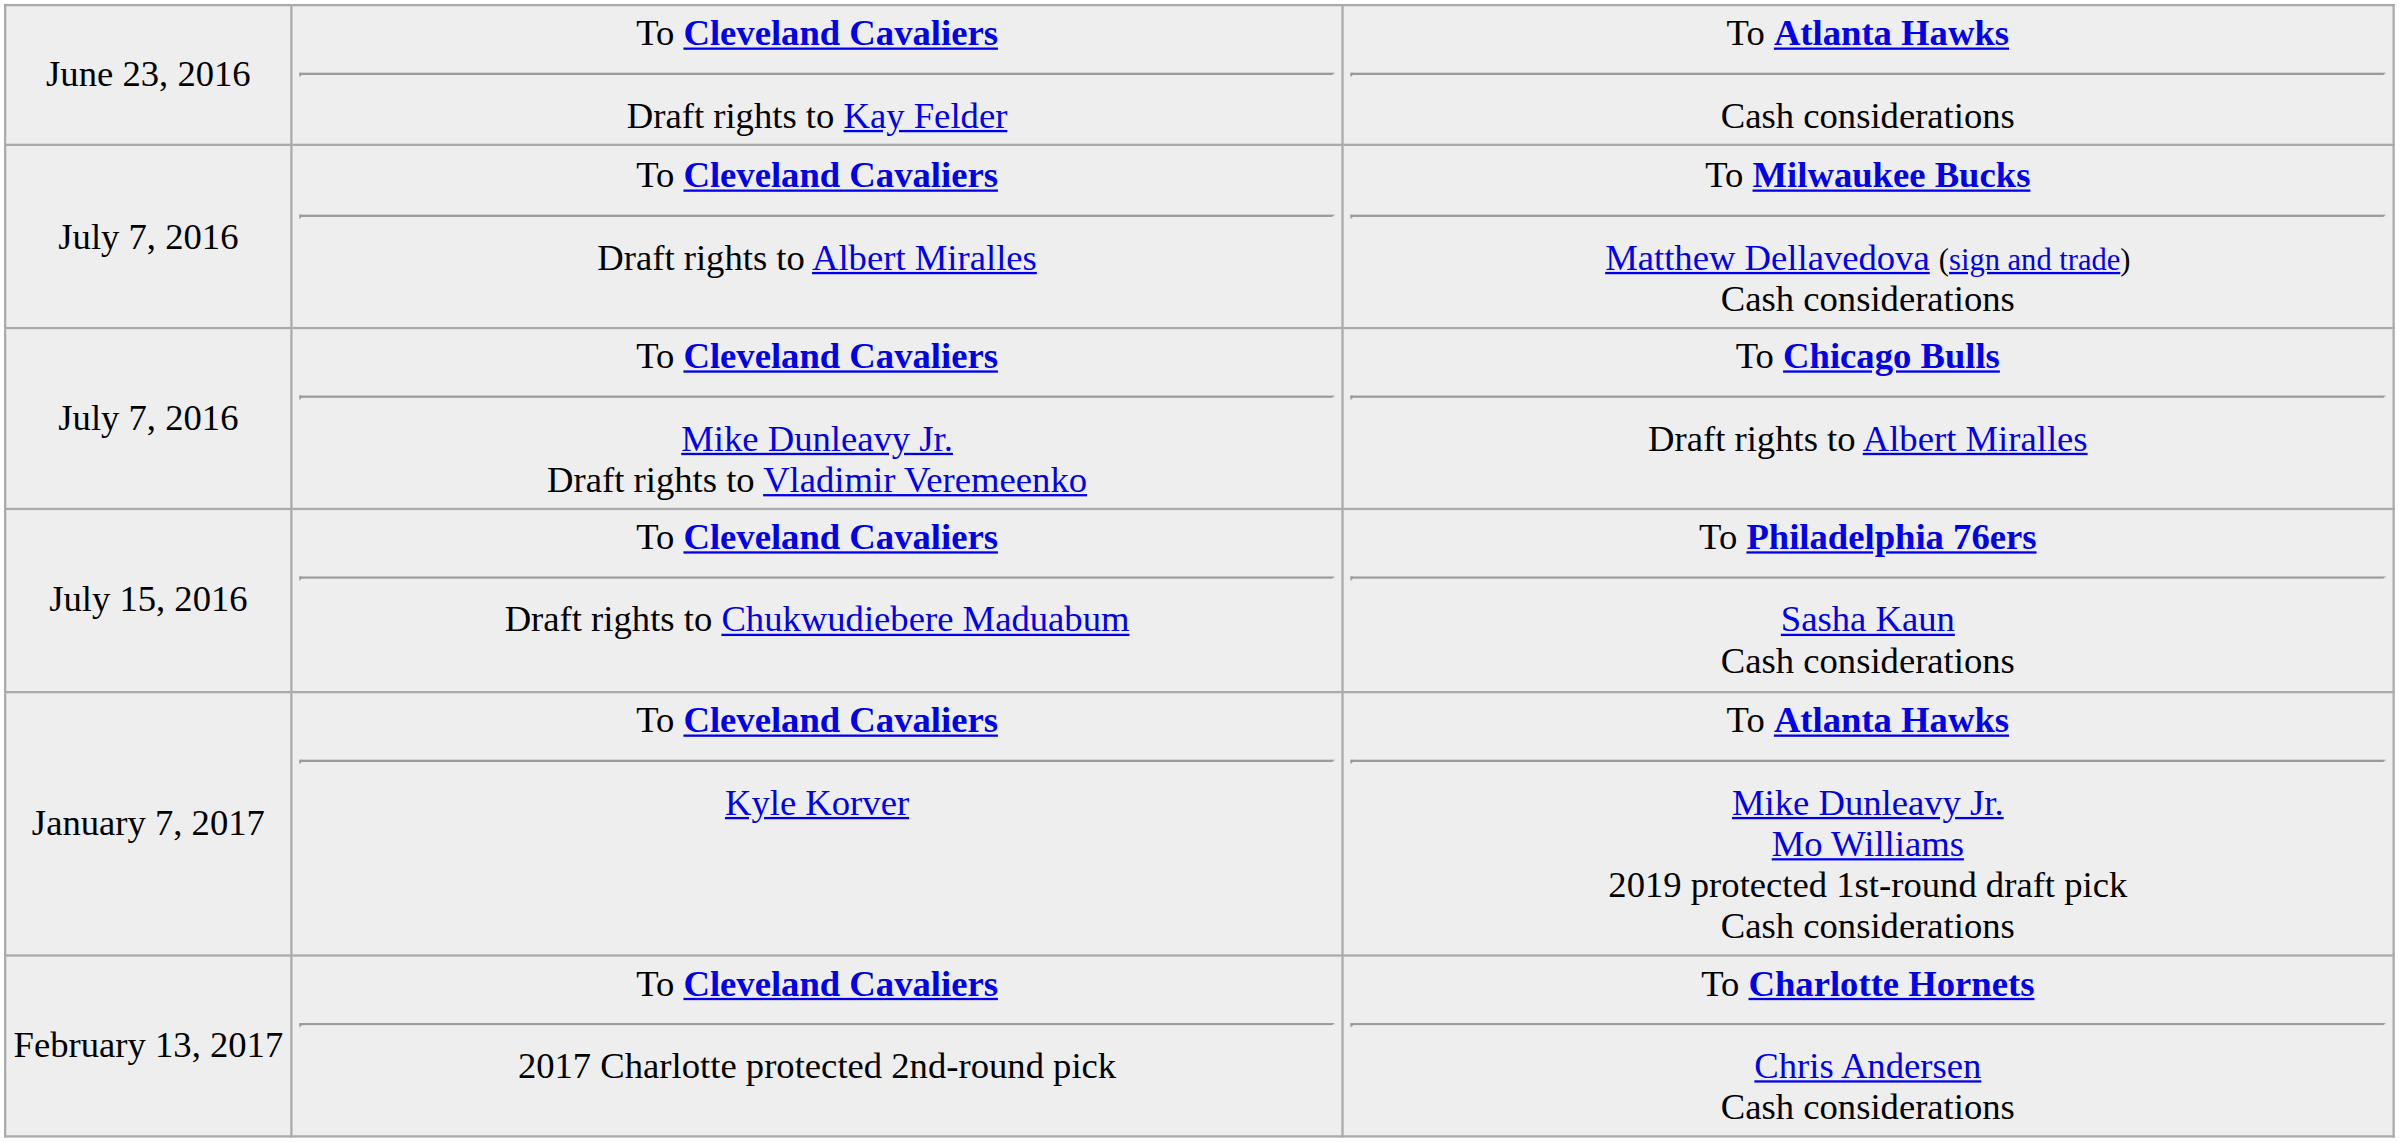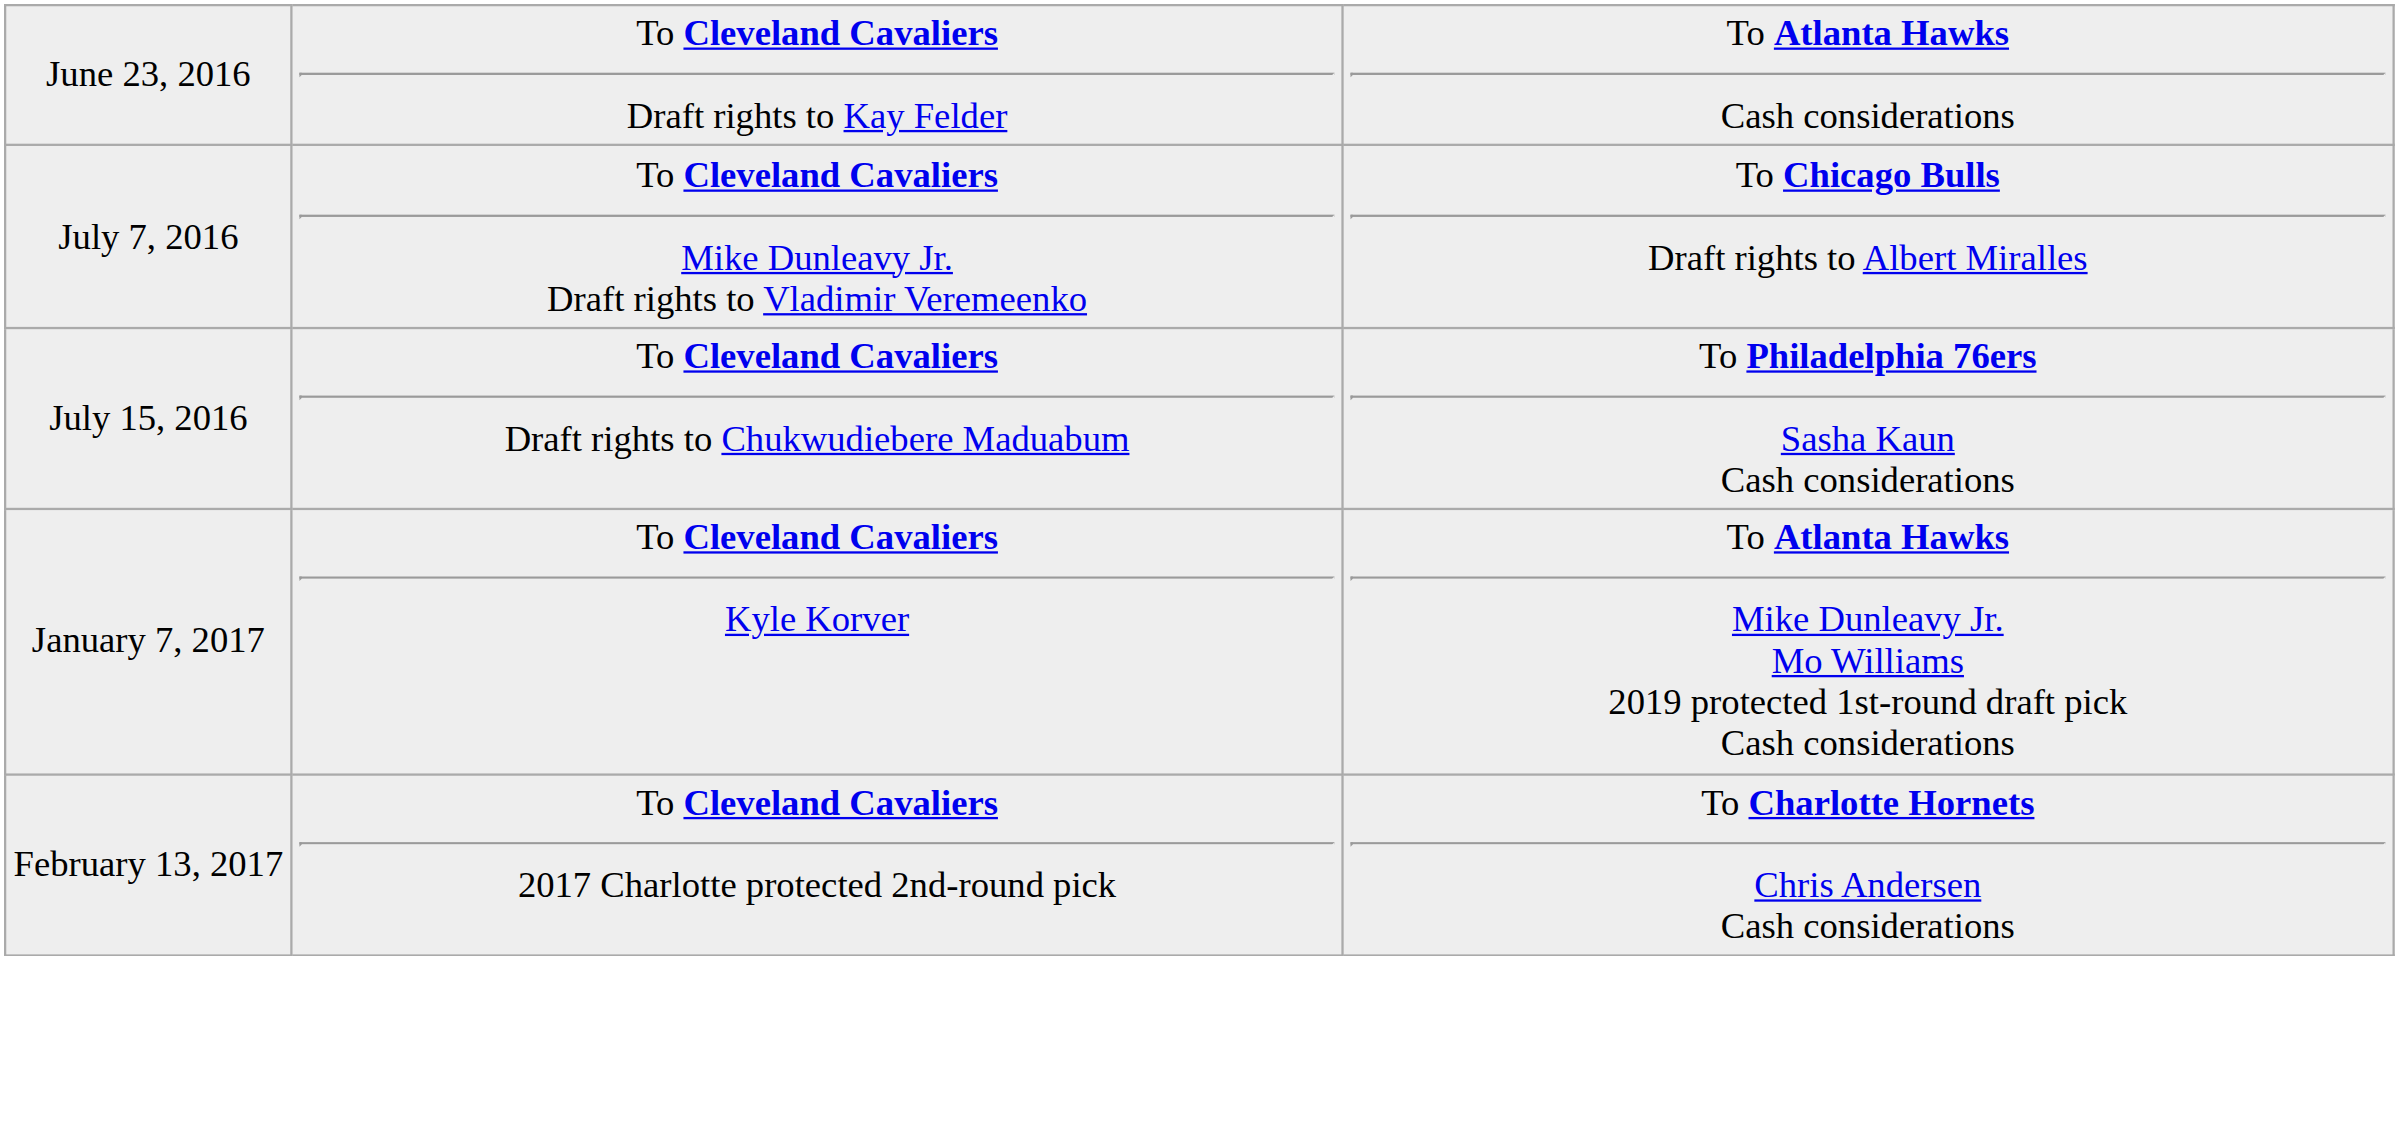- row: (817, 215)
